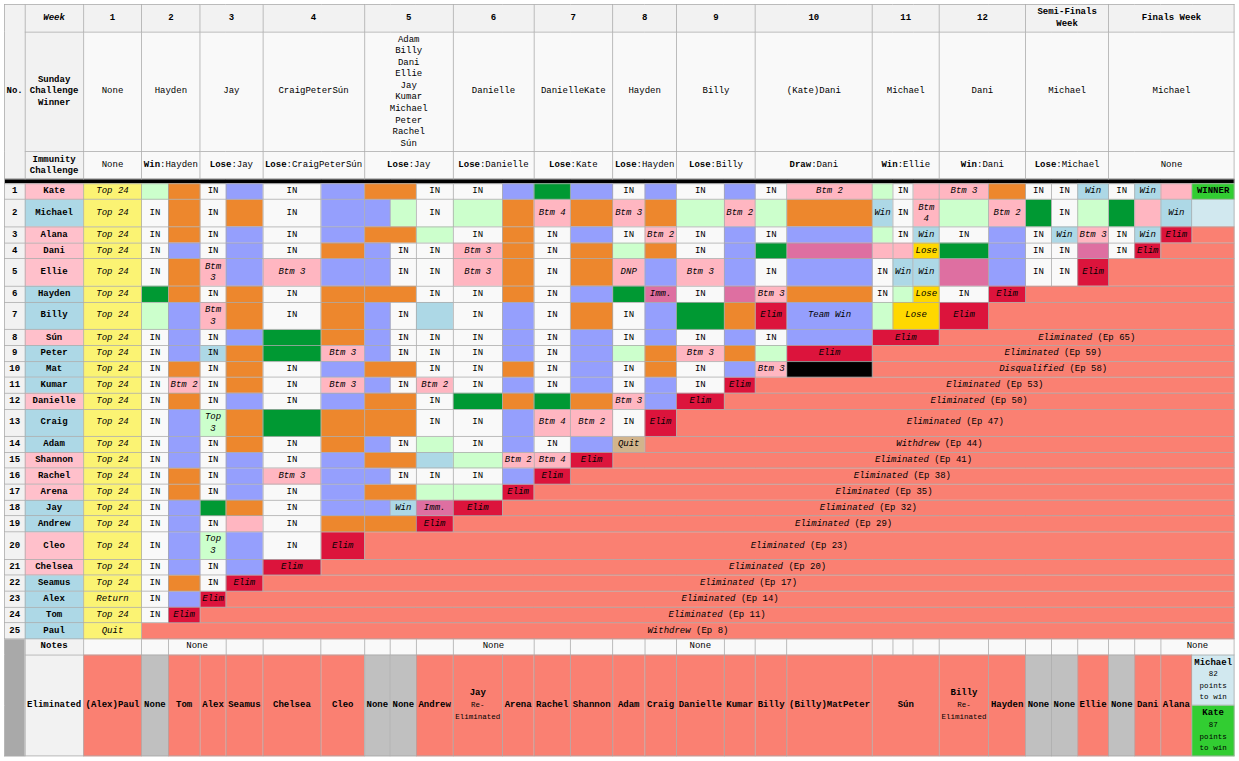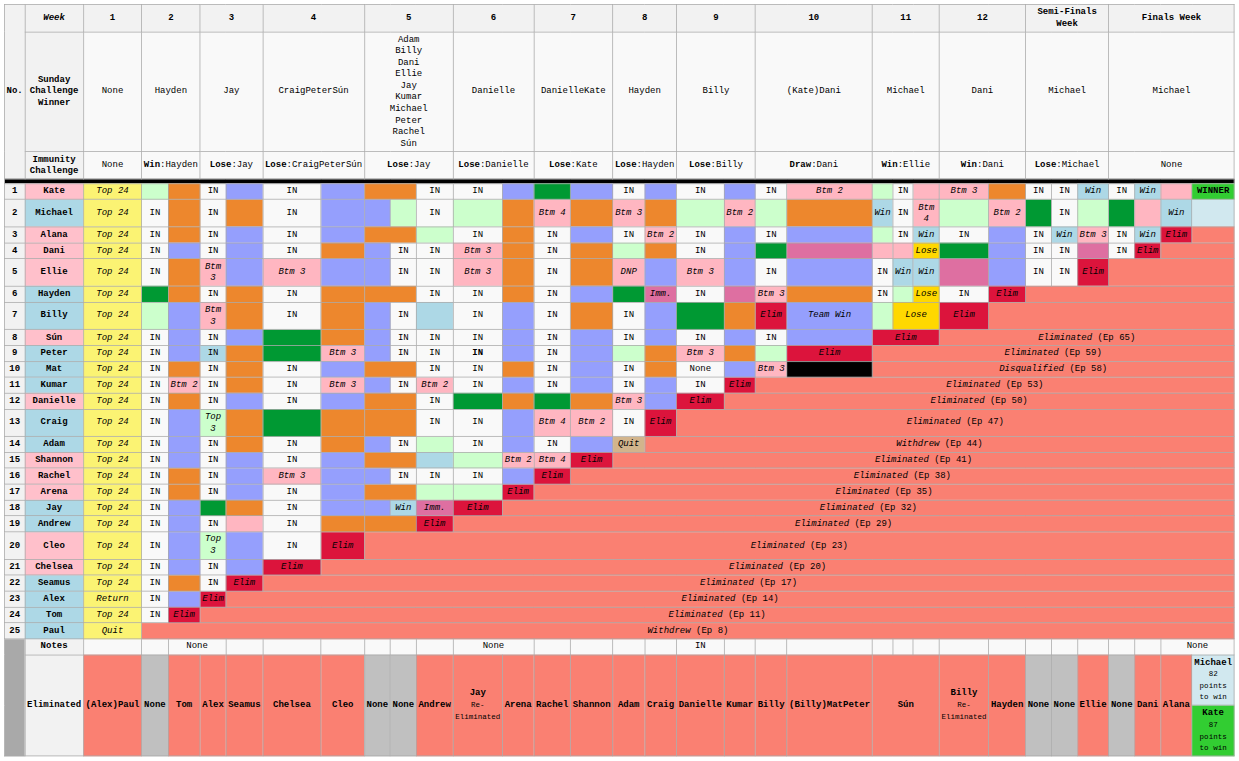(478, 353) normal -> (478, 353) bold
(700, 369) IN -> (700, 369) None
(700, 646) None -> (700, 646) IN
